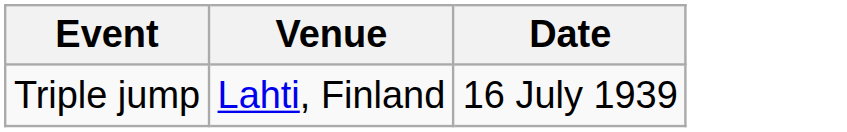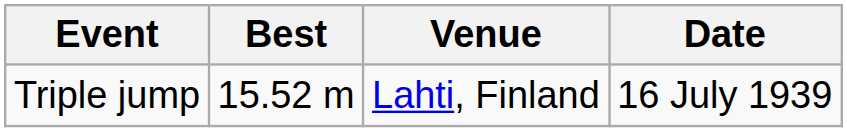+ column: (286, 34)
